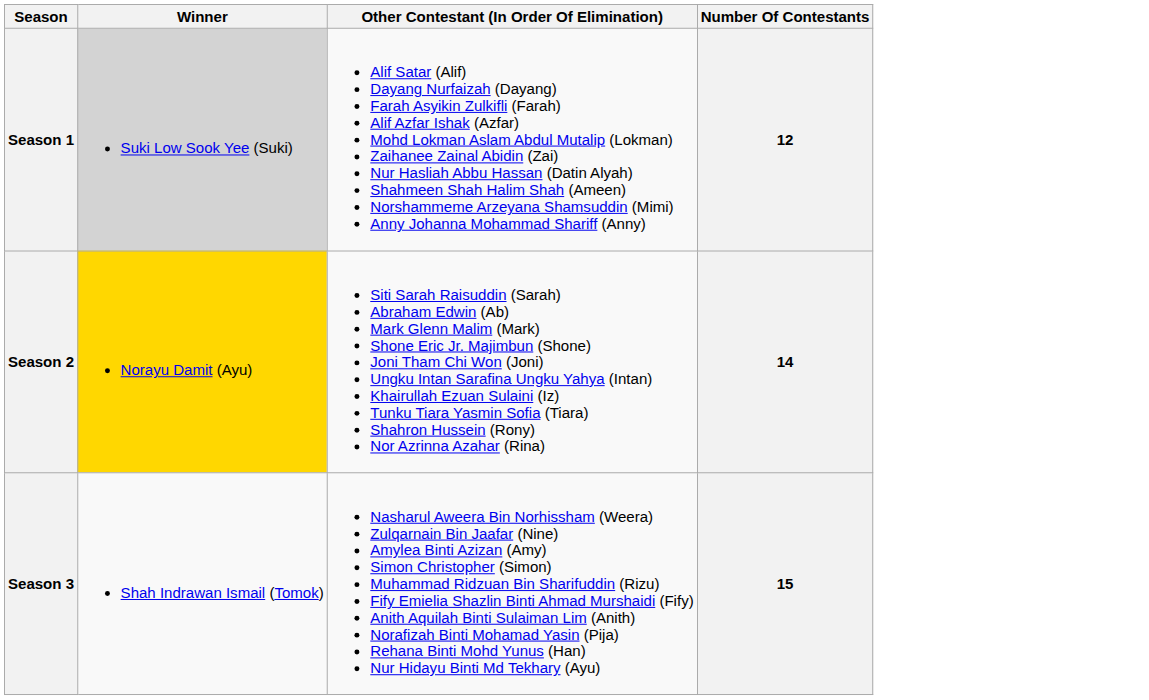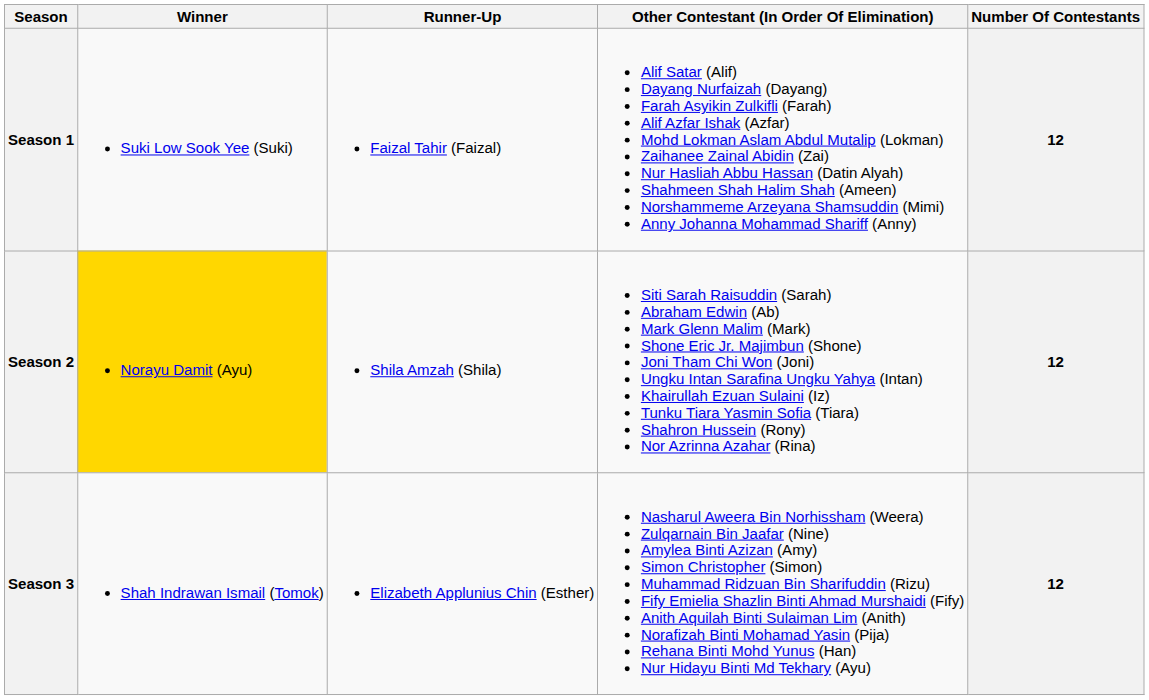+ column: (462, 17)
(202, 148) lightgrey background -> (202, 148) no background
(785, 362) 14 -> (1056, 362) 12
(785, 584) 15 -> (1056, 584) 12
